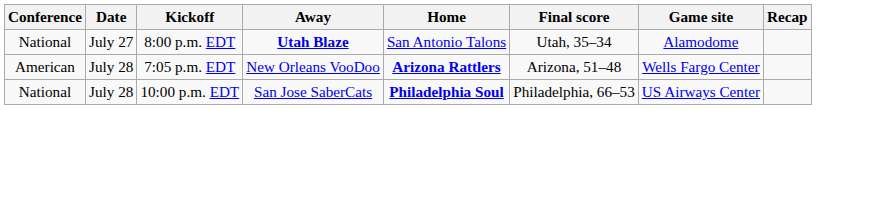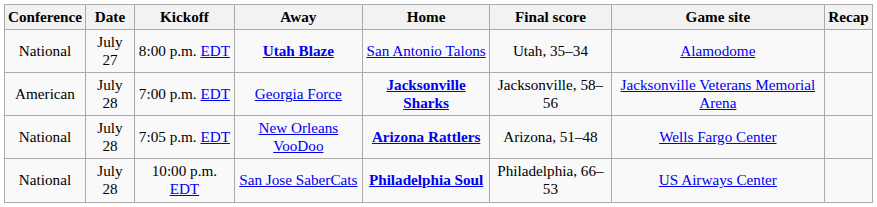+ row: (184, 94)
(45, 67) American -> (45, 137) National
